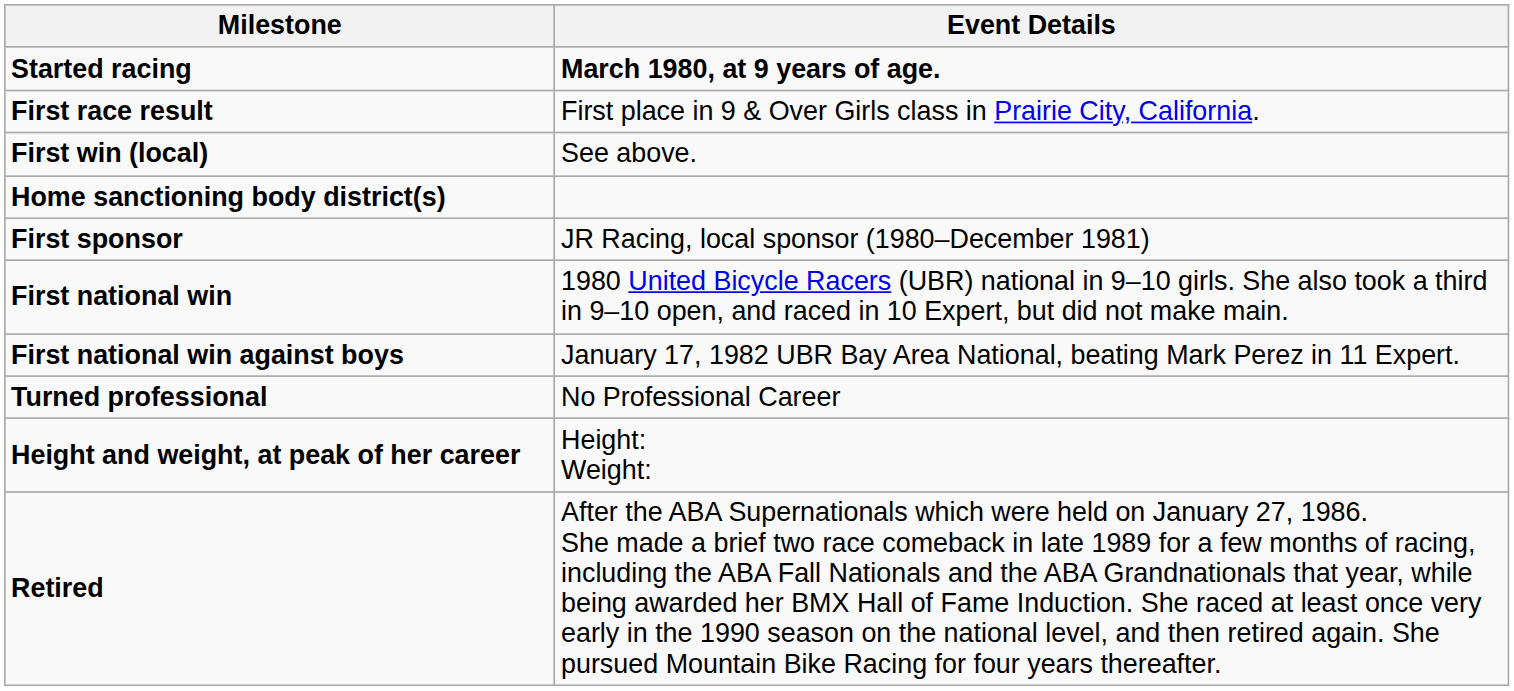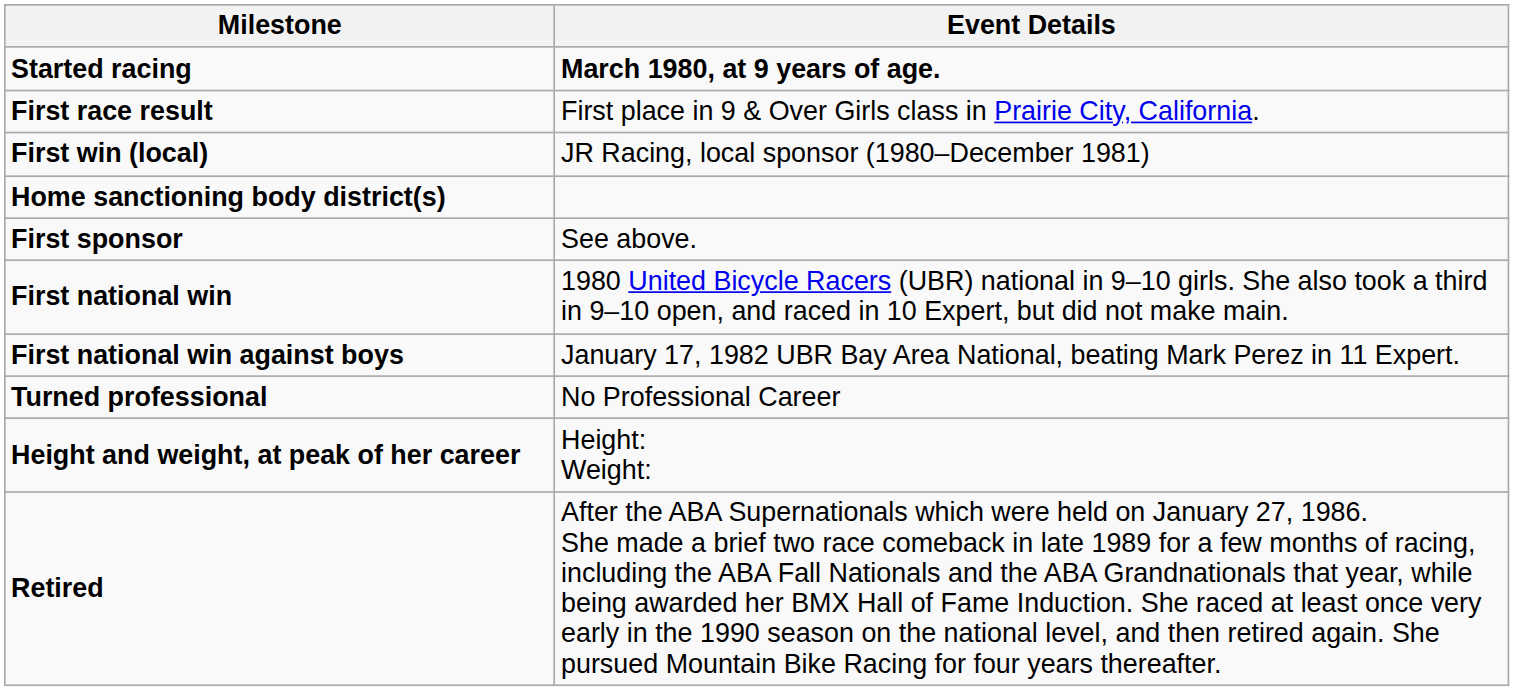(629, 153) See above. -> (855, 153) JR Racing, local sponsor (1980–December 1981)
(855, 238) JR Racing, local sponsor (1980–December 1981) -> (629, 238) See above.
